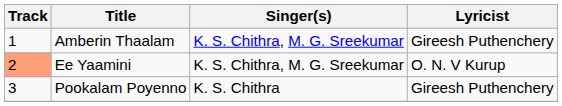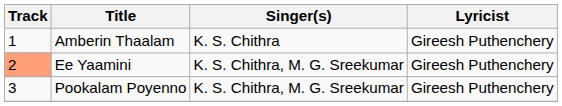(299, 40) K. S. Chithra, M. G. Sreekumar -> (237, 40) K. S. Chithra
(458, 64) O. N. V Kurup -> (482, 64) Gireesh Puthenchery
(237, 88) K. S. Chithra -> (299, 88) K. S. Chithra, M. G. Sreekumar
